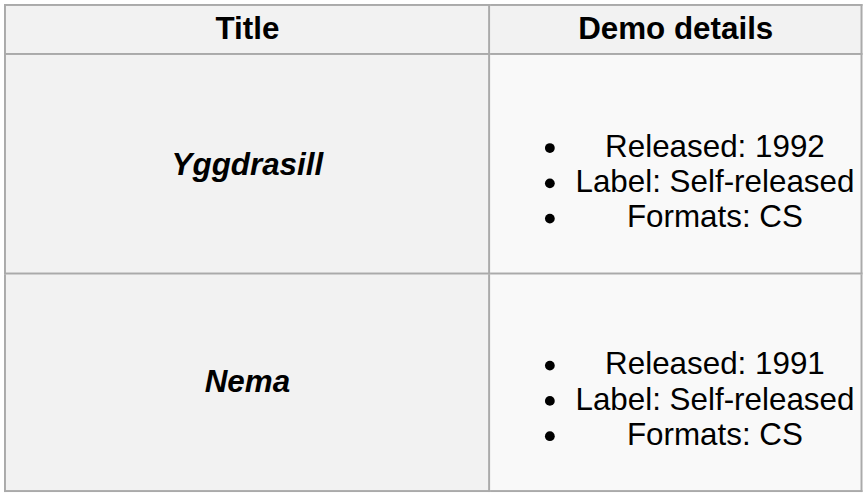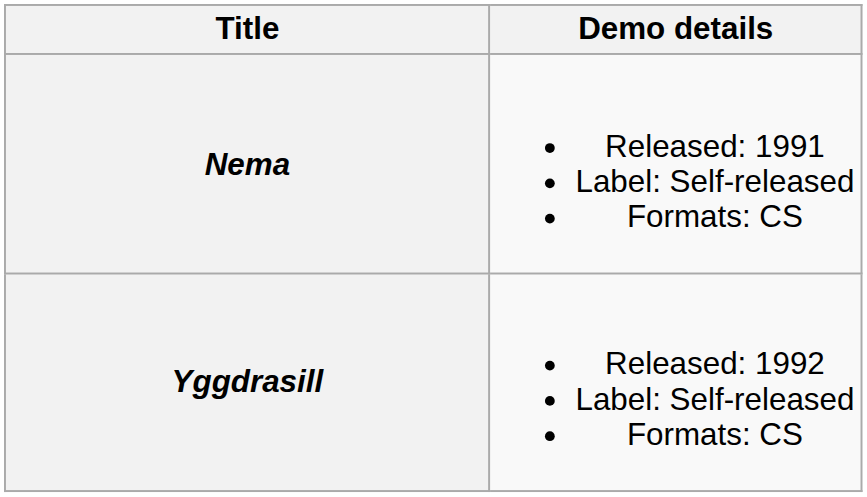rows swapped: (247, 381) <-> (247, 163)
